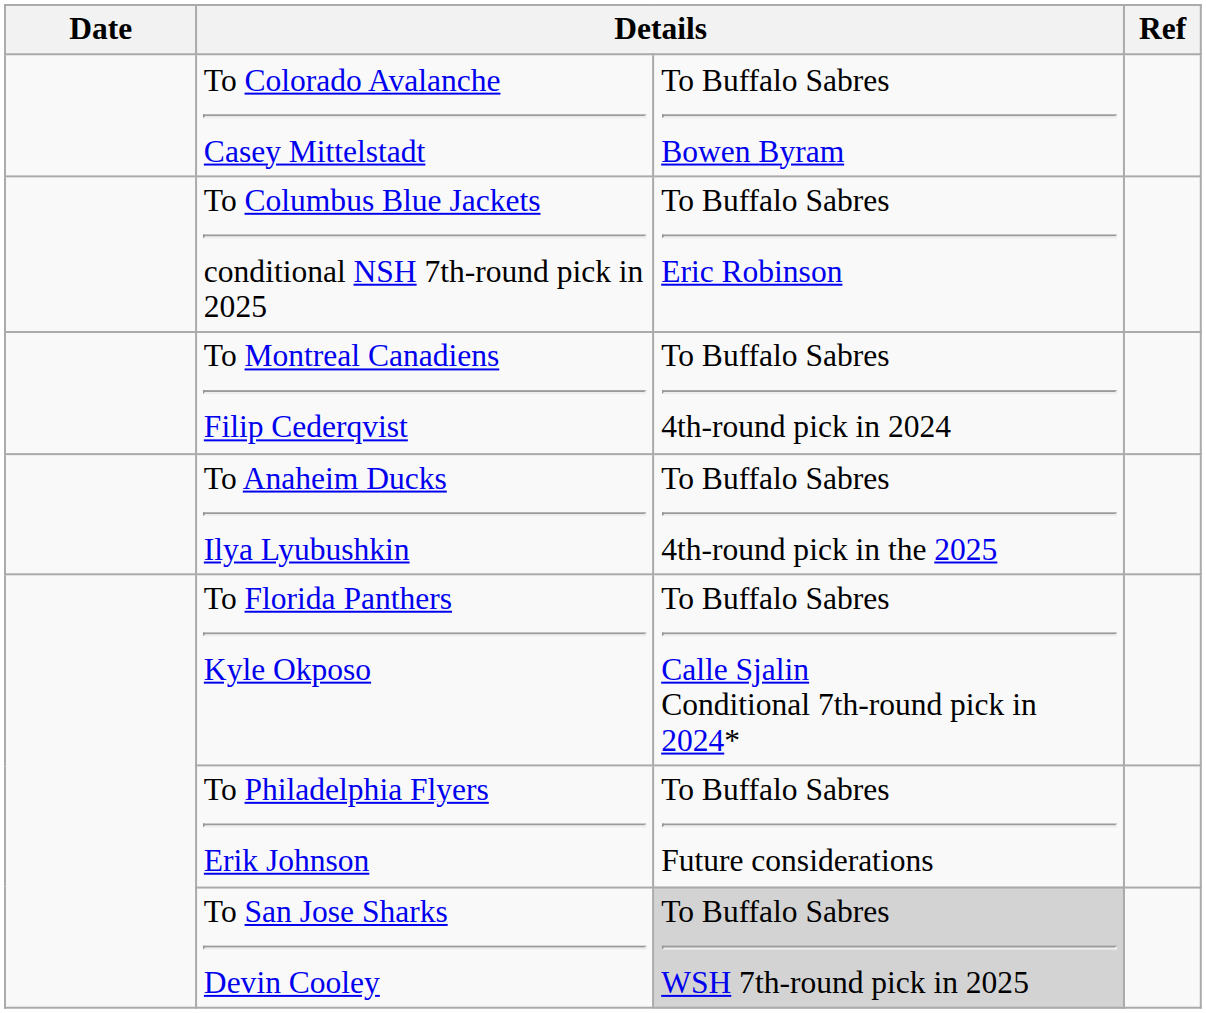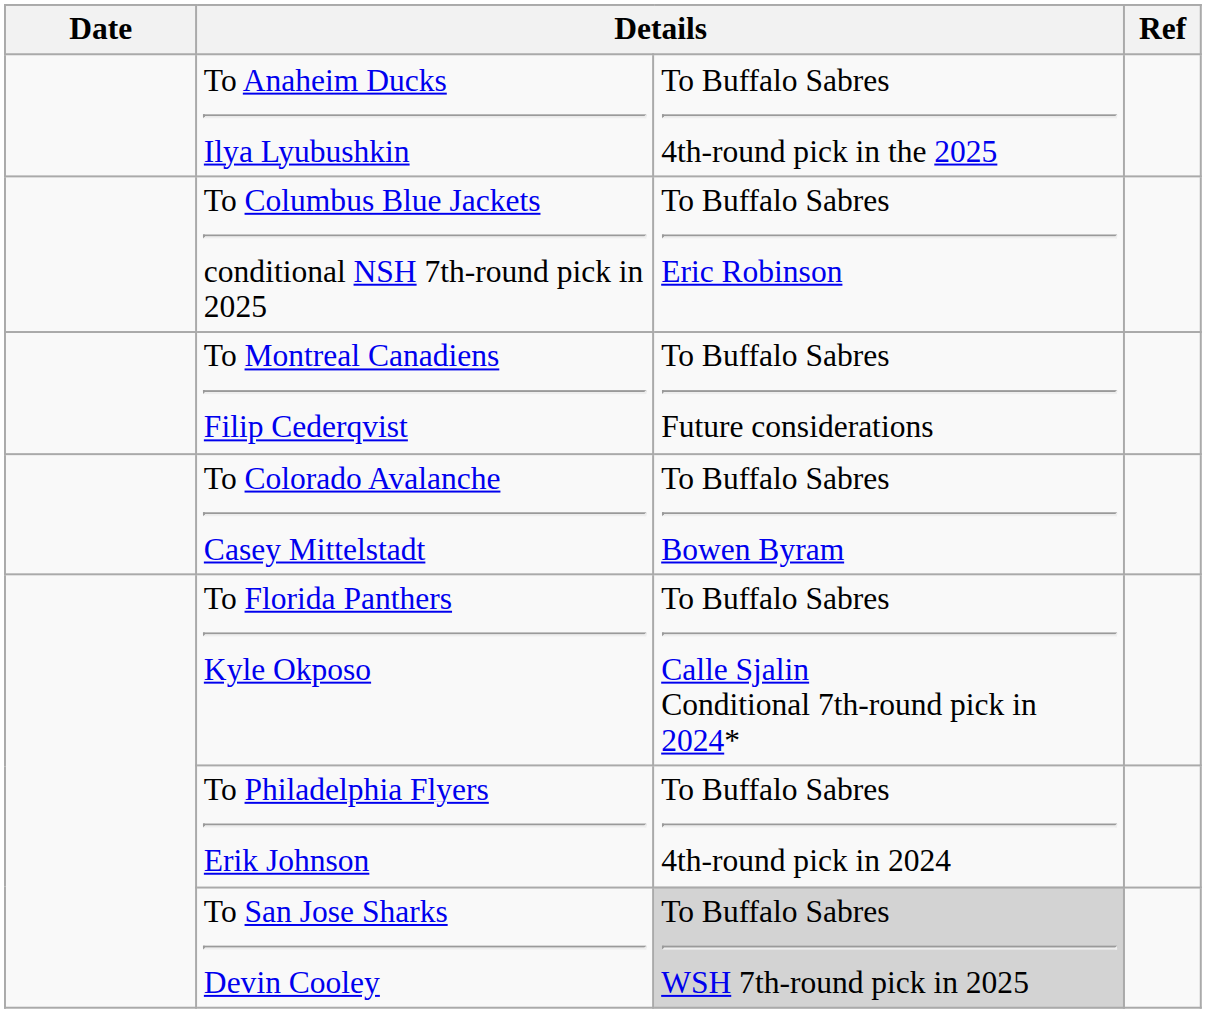rows swapped: (425, 513) <-> (425, 114)
(889, 392) To Buffalo Sabres 4th-round pick in 2024 -> (889, 392) To Buffalo Sabres Future considerations
(889, 825) To Buffalo Sabres Future considerations -> (889, 825) To Buffalo Sabres 4th-round pick in 2024
